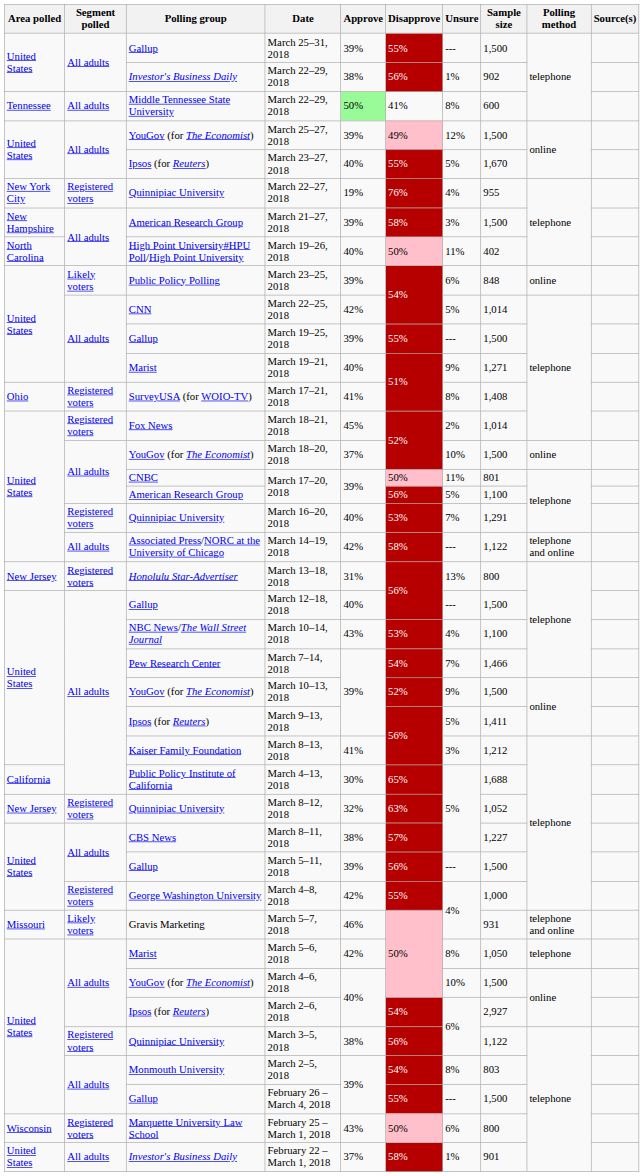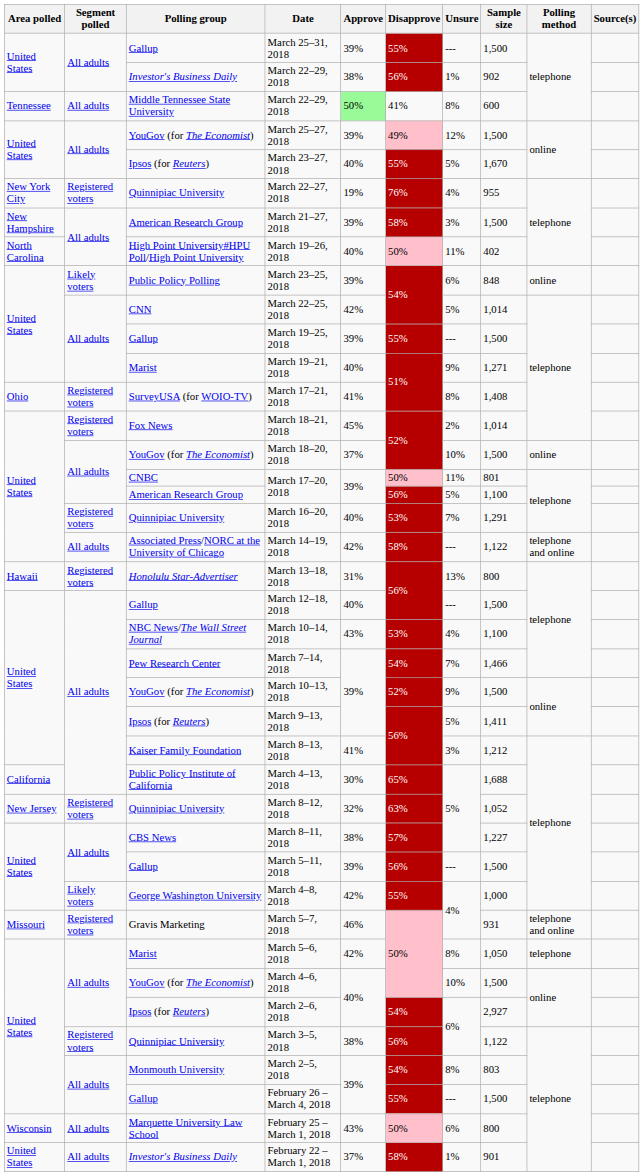(32, 576) New Jersey -> (22, 576) Hawaii
(90, 895) Registered voters -> (81, 895) Likely voters
(81, 924) Likely voters -> (90, 924) Registered voters
(90, 1128) Registered voters -> (88, 1128) All adults
